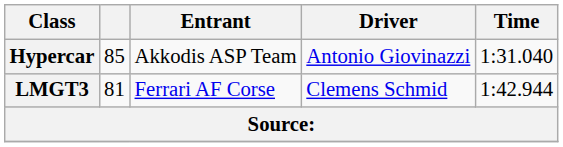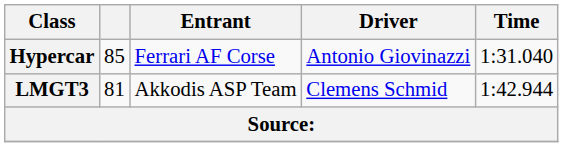(216, 56) Akkodis ASP Team -> (205, 56) Ferrari AF Corse
(205, 90) Ferrari AF Corse -> (216, 90) Akkodis ASP Team
